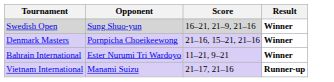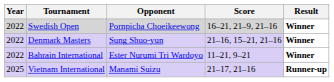+ column: (15, 12)
(114, 26) Sung Shuo-yun -> (154, 26) Pornpicha Choeikeewong
(132, 41) Pornpicha Choeikeewong -> (136, 41) Sung Shuo-yun
